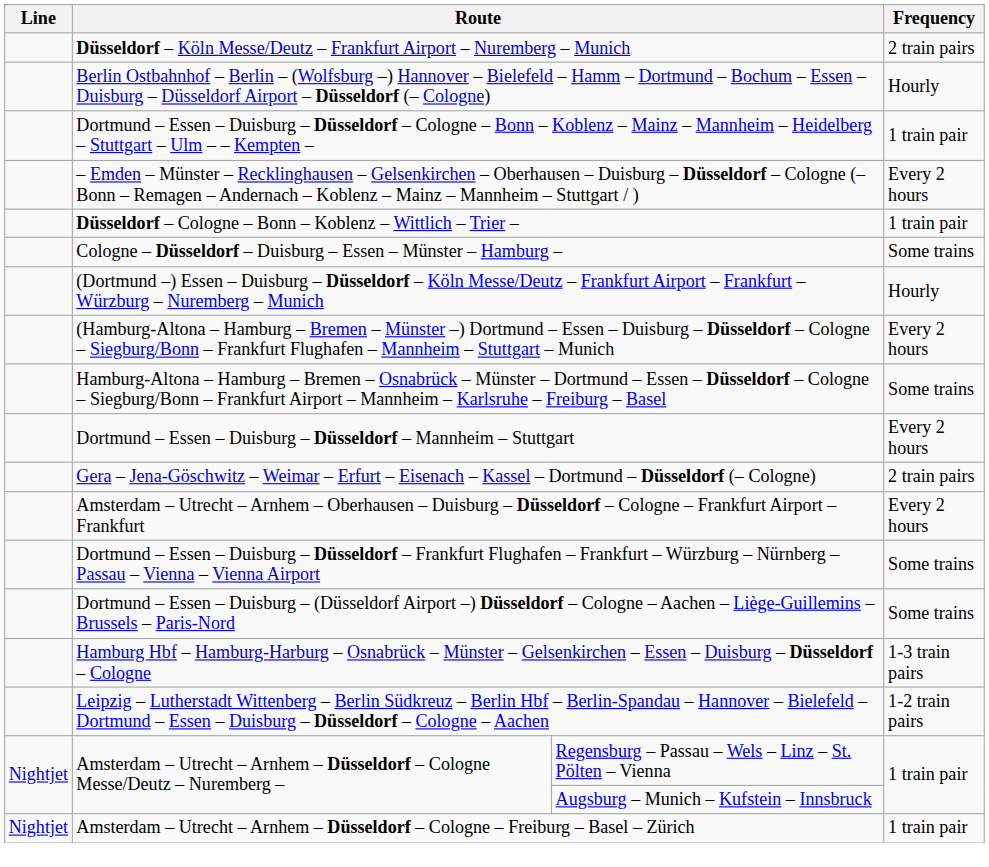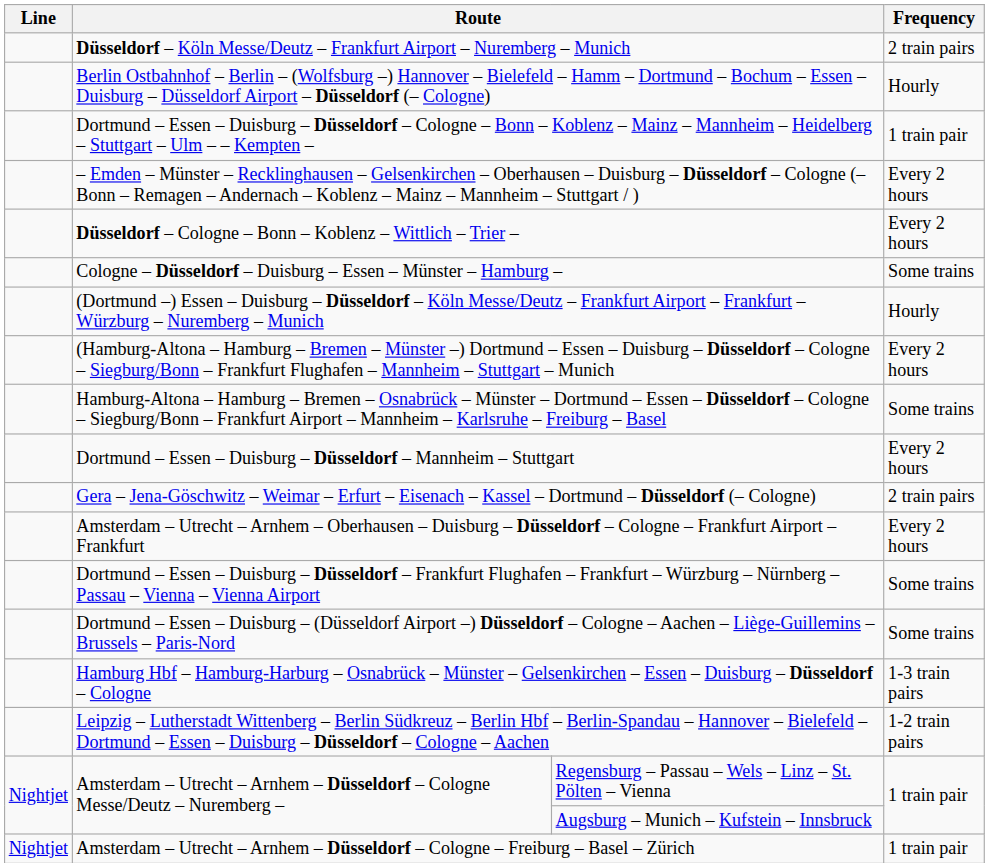(928, 223) 1 train pair -> (916, 233) Every 2 hours
